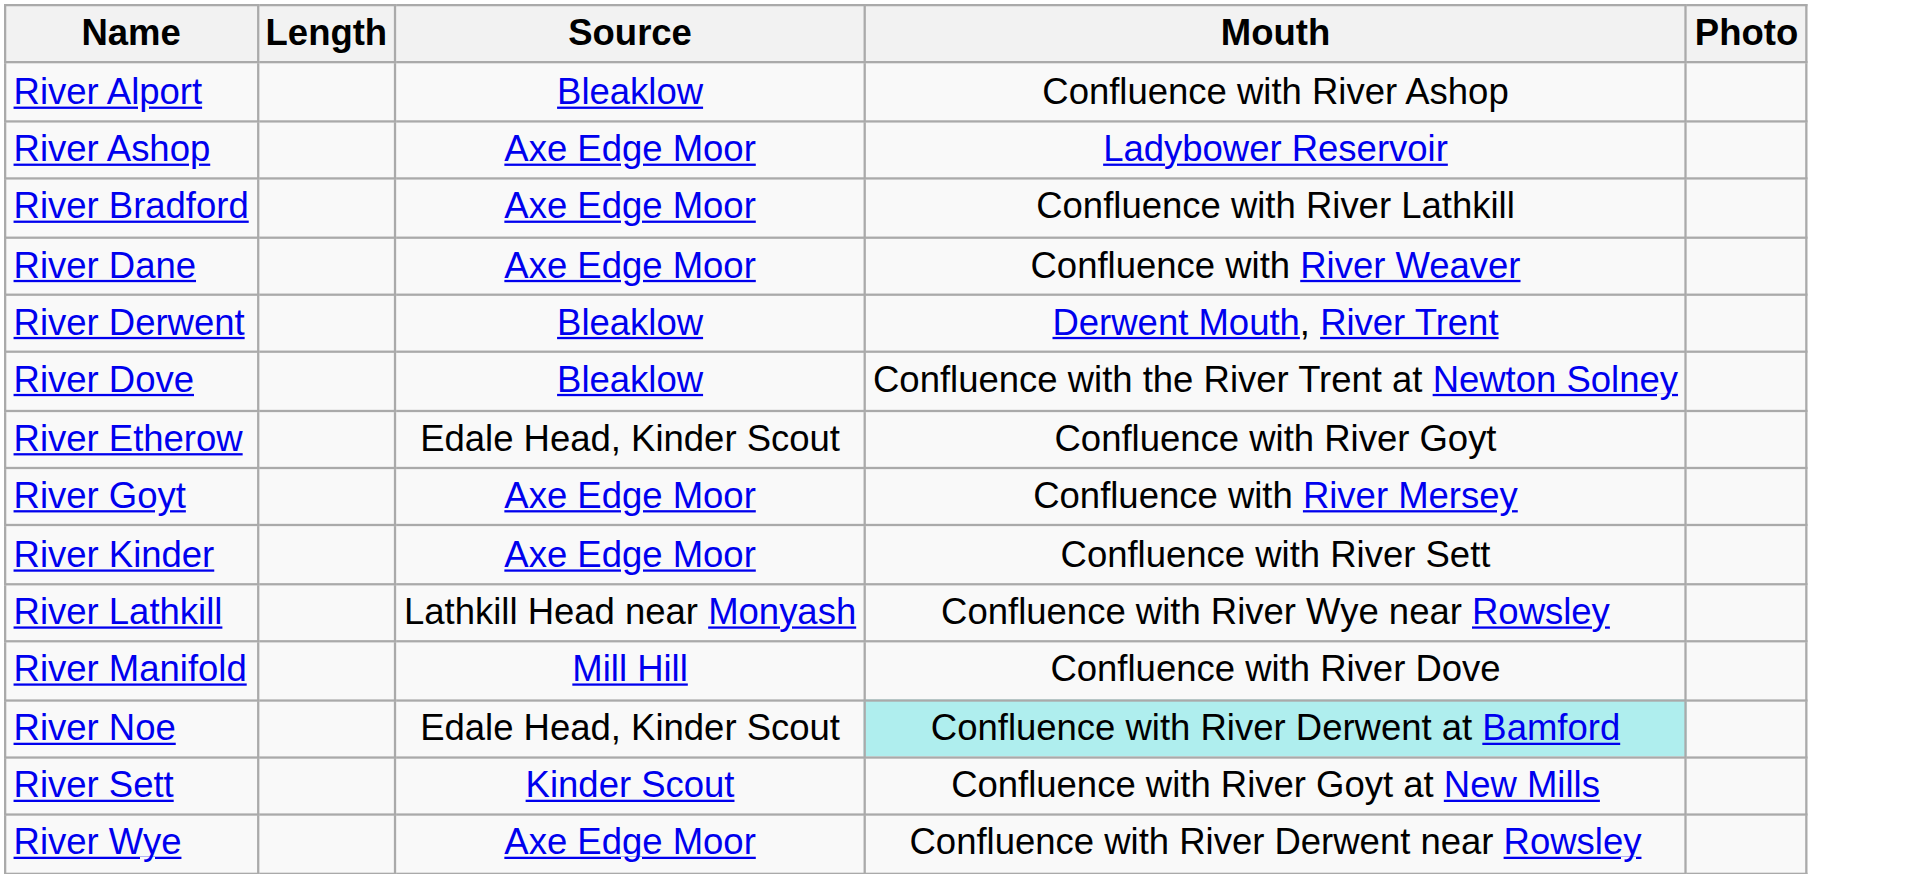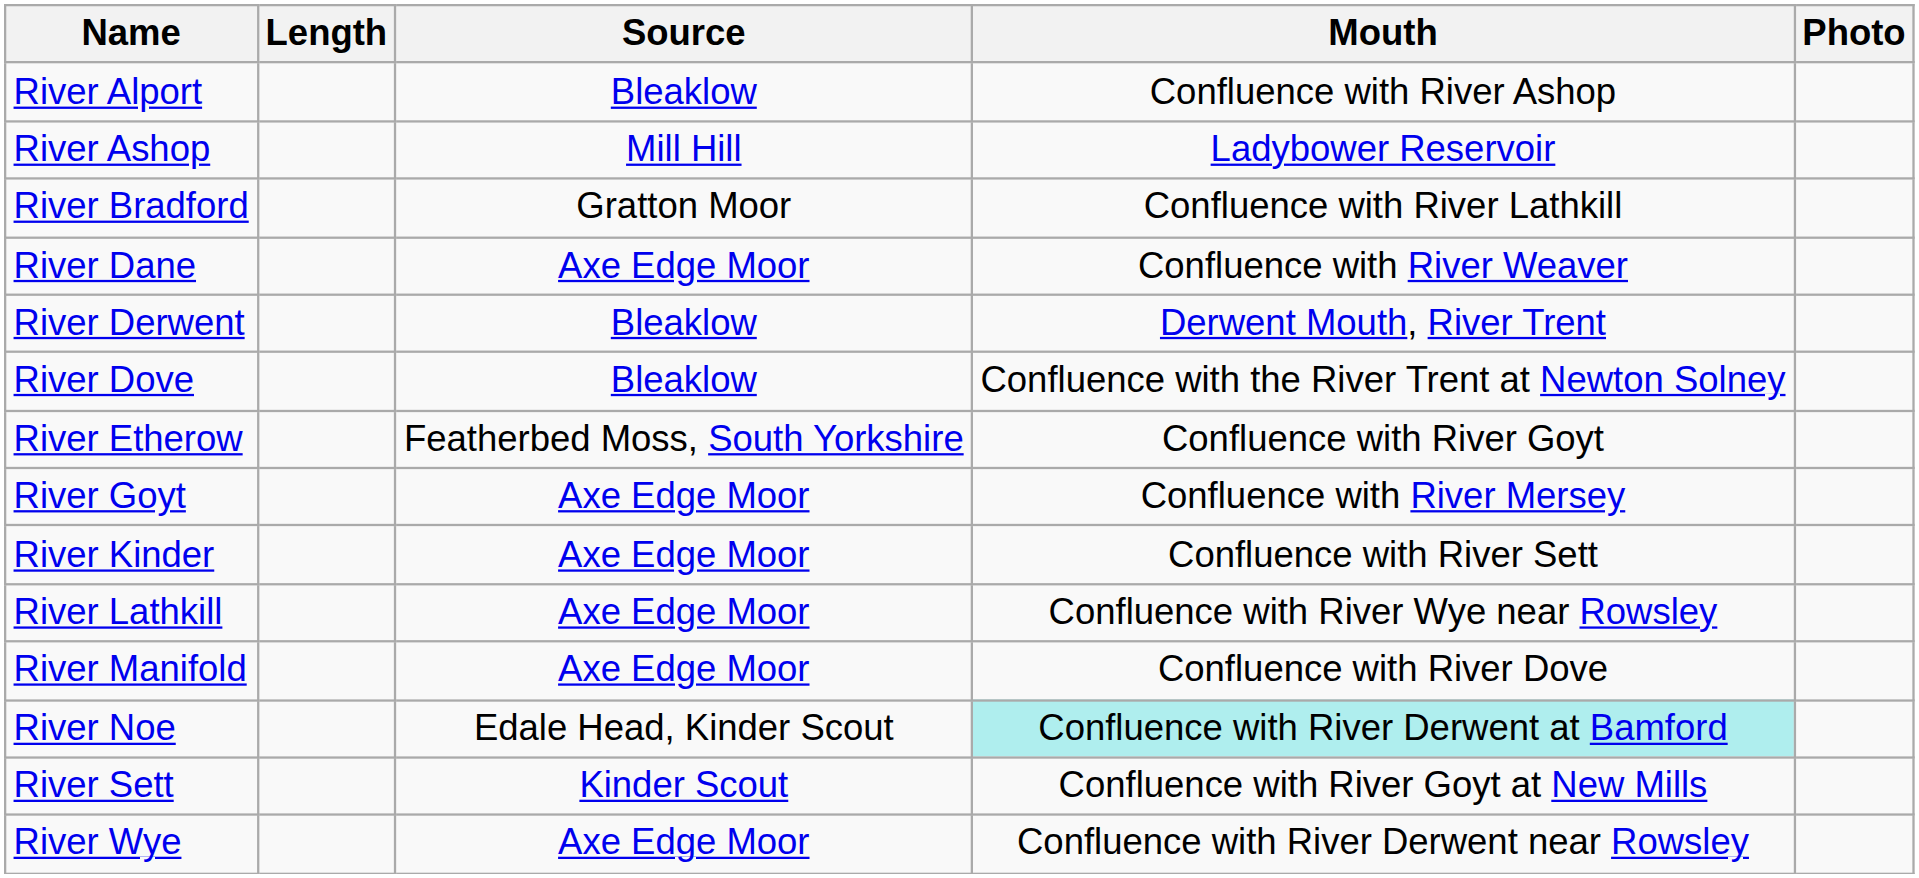(630, 149) Axe Edge Moor -> (684, 149) Mill Hill
(630, 206) Axe Edge Moor -> (684, 206) Gratton Moor
(630, 438) Edale Head, Kinder Scout -> (684, 438) Featherbed Moss, South Yorkshire
(630, 611) Lathkill Head near Monyash -> (684, 611) Axe Edge Moor
(630, 669) Mill Hill -> (684, 669) Axe Edge Moor
